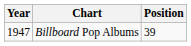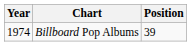(19, 31) 1947 -> (19, 31) 1974
